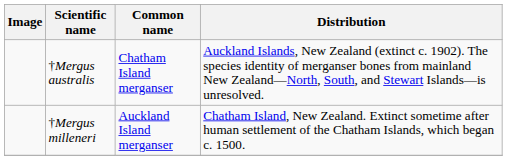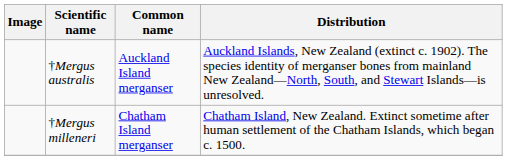(146, 72) Chatham Island merganser -> (146, 72) Auckland Island merganser
(146, 130) Auckland Island merganser -> (146, 130) Chatham Island merganser
